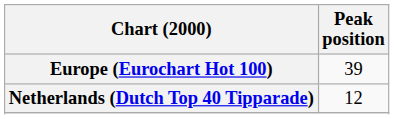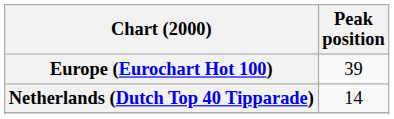(354, 98) 12 -> (354, 98) 14
